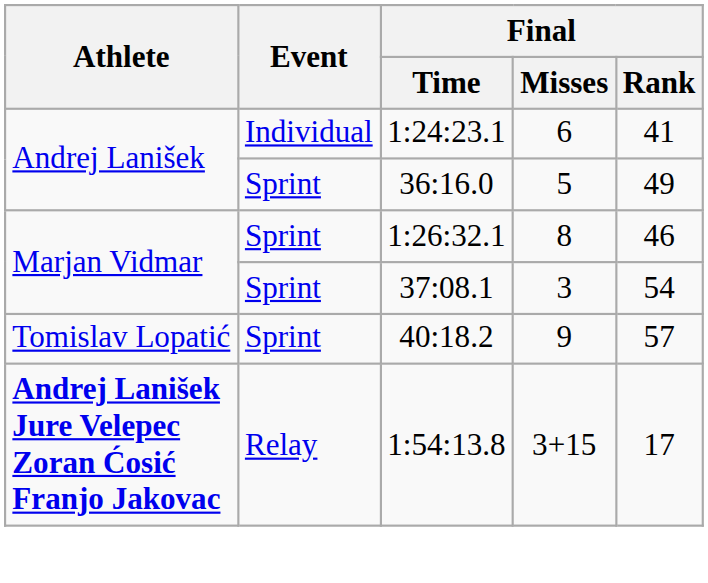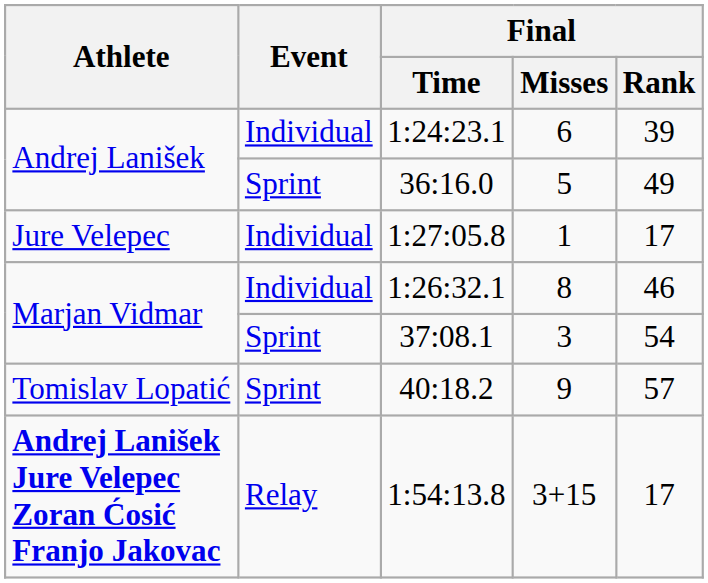(659, 133) 41 -> (659, 133) 39
+ row: (446, 235)
(283, 235) Sprint -> (309, 287) Individual
